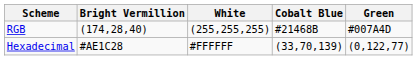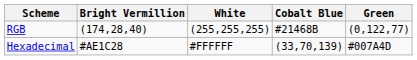(370, 30) #007A4D -> (379, 30) (0,122,77)
(379, 46) (0,122,77) -> (370, 46) #007A4D
